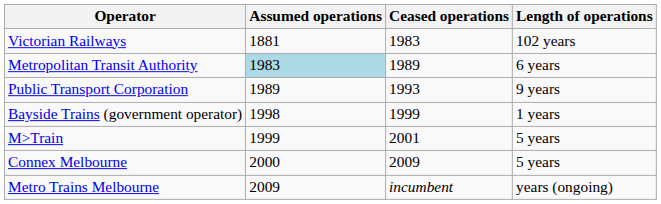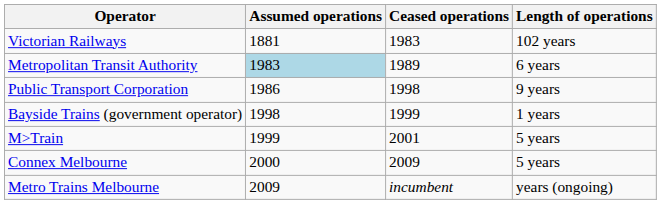(265, 89) 1989 -> (265, 89) 1986
(404, 89) 1993 -> (404, 89) 1998
